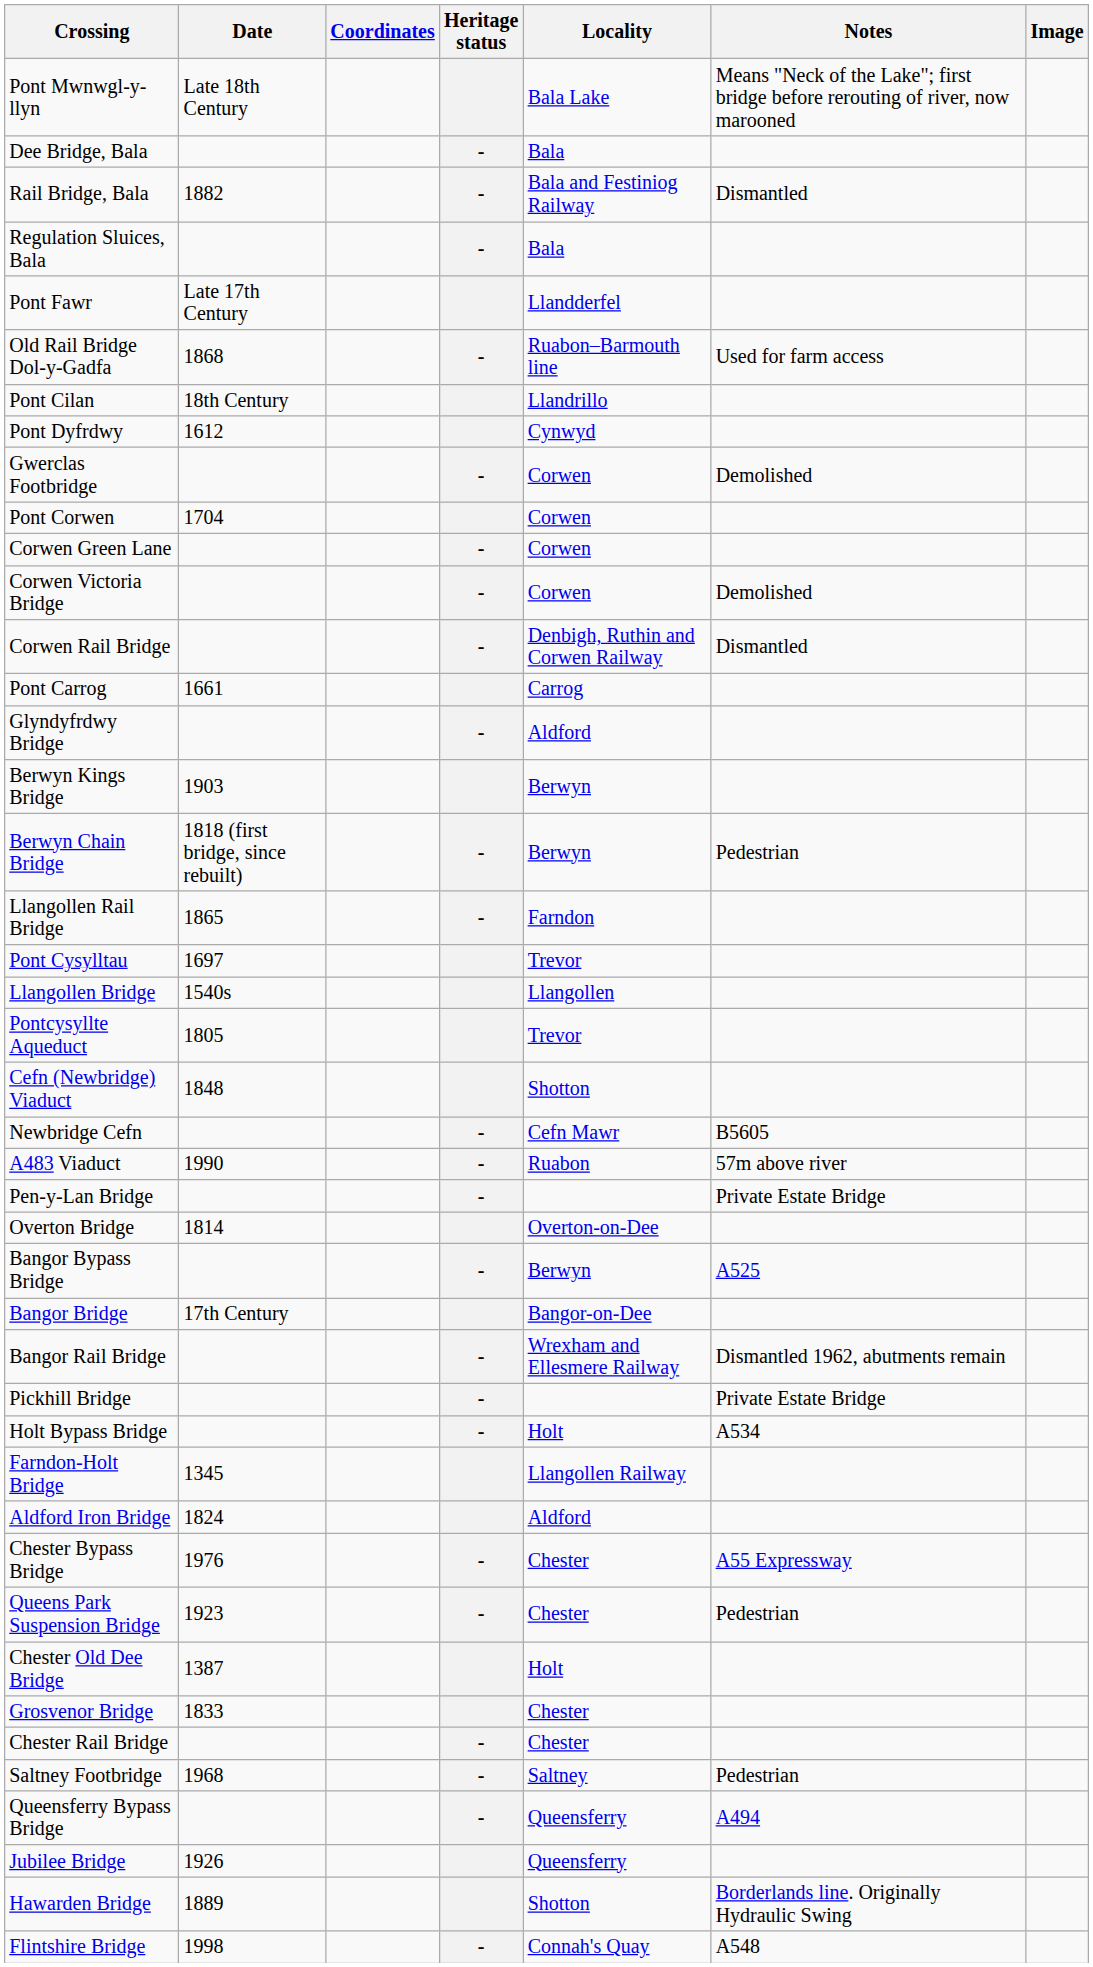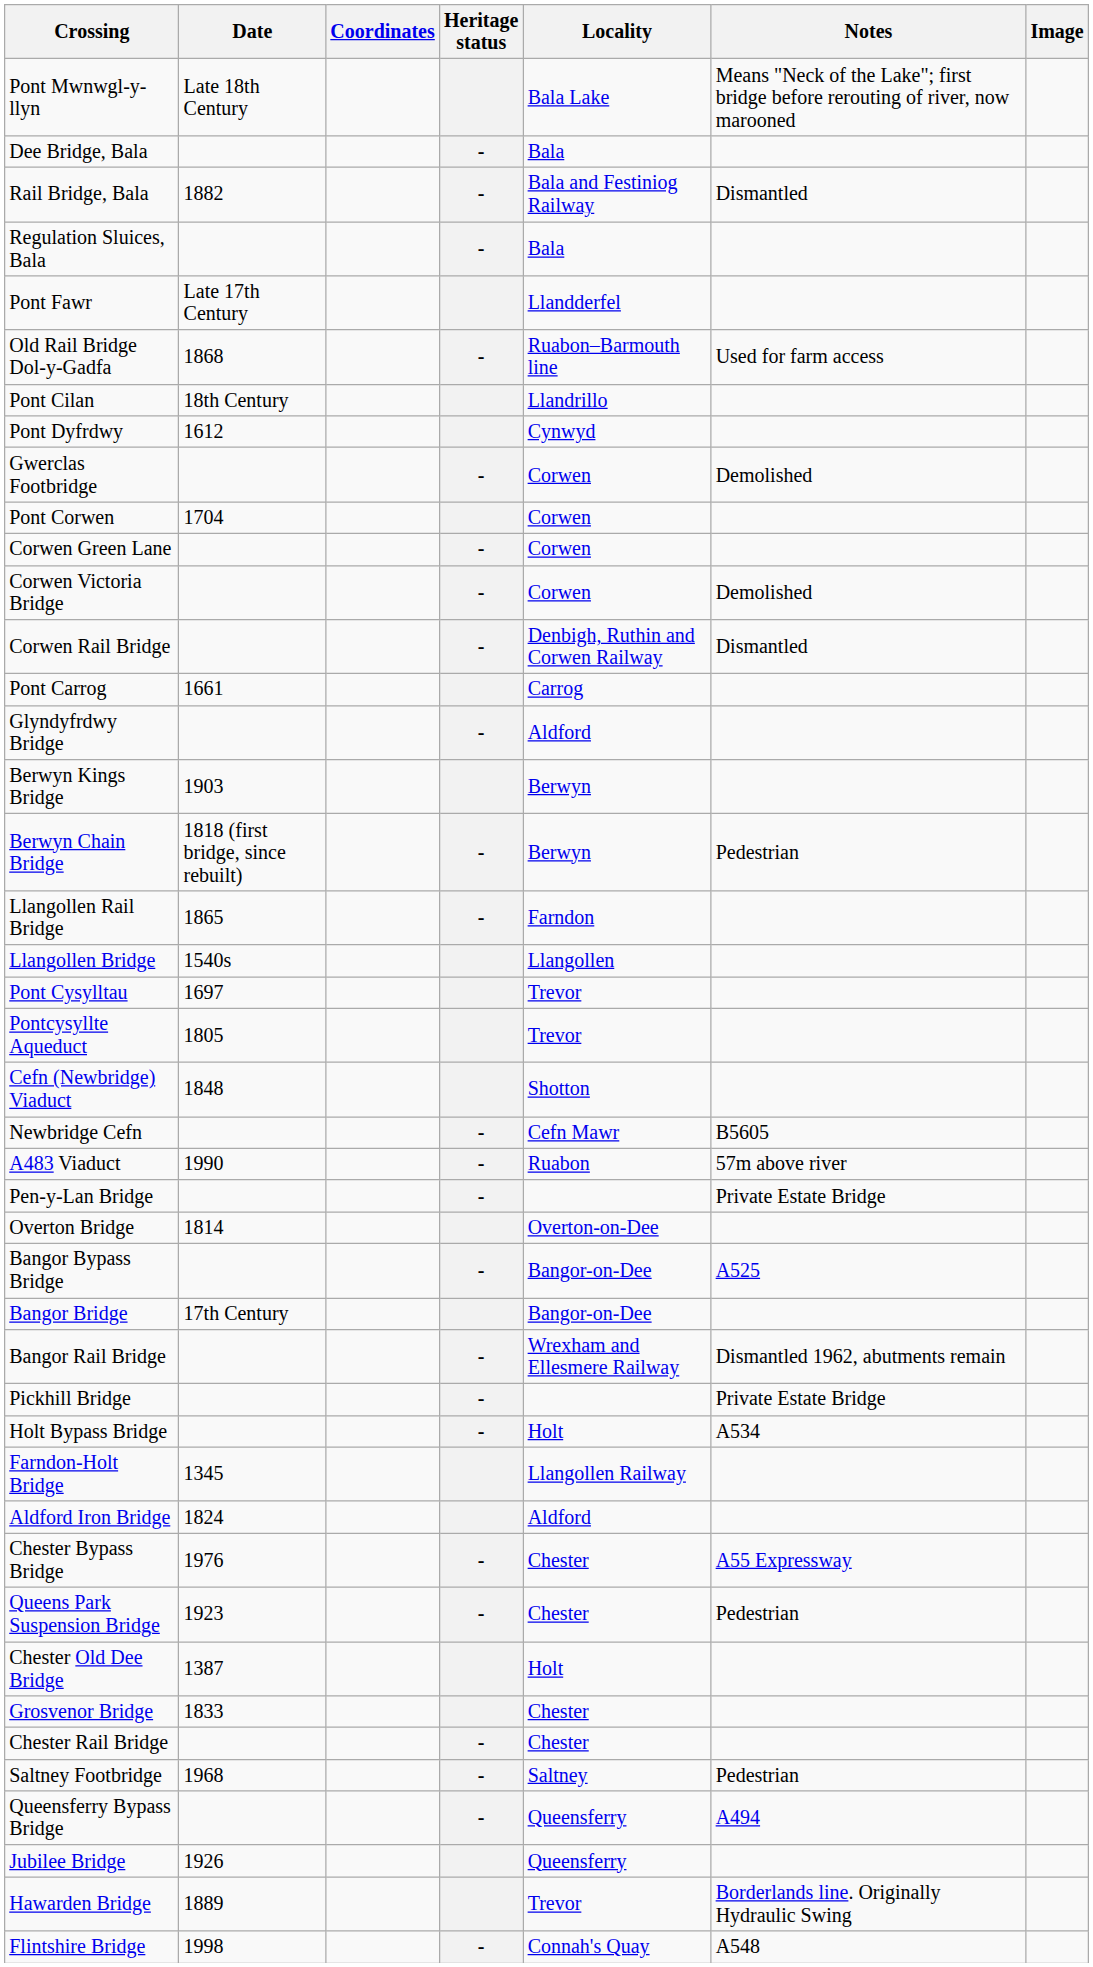rows swapped: (82, 992) <-> (68, 960)
(559, 1270) Berwyn -> (590, 1270) Bangor-on-Dee
(559, 1903) Shotton -> (554, 1903) Trevor
